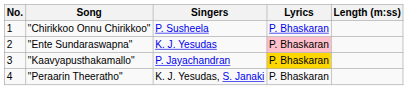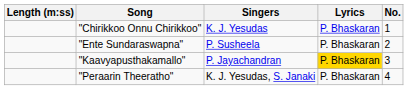columns swapped: (15, 13) <-> (367, 13)
(182, 29) P. Susheela -> (237, 29) K. J. Yesudas
(186, 45) K. J. Yesudas -> (233, 45) P. Susheela
(299, 45) pink background -> (350, 45) no background
